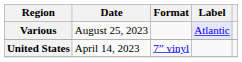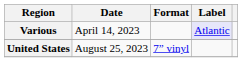(111, 30) August 25, 2023 -> (107, 30) April 14, 2023
(107, 48) April 14, 2023 -> (111, 48) August 25, 2023
